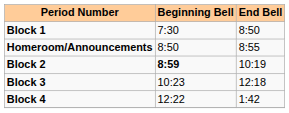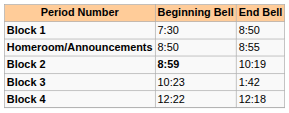(252, 82) 12:18 -> (249, 82) 1:42
(249, 99) 1:42 -> (252, 99) 12:18
